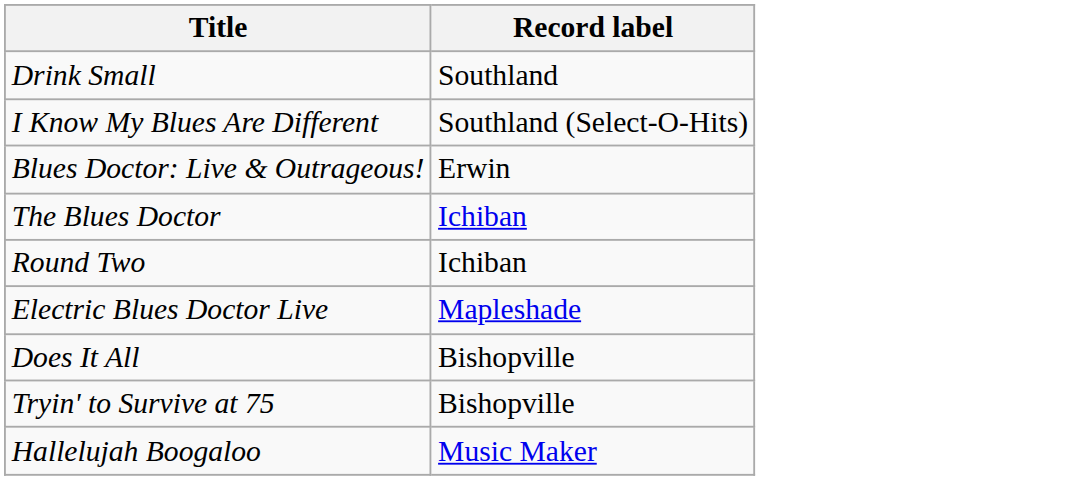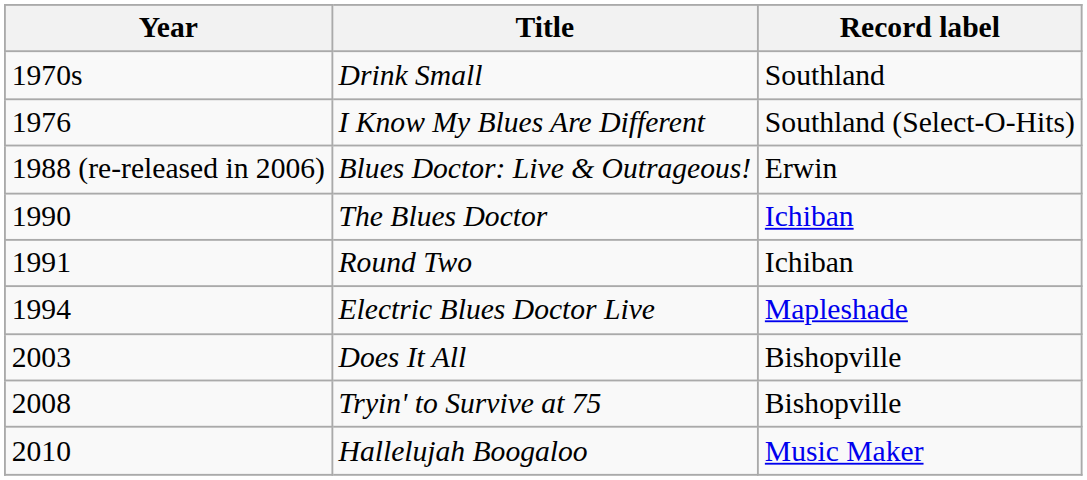+ column: (168, 27)
